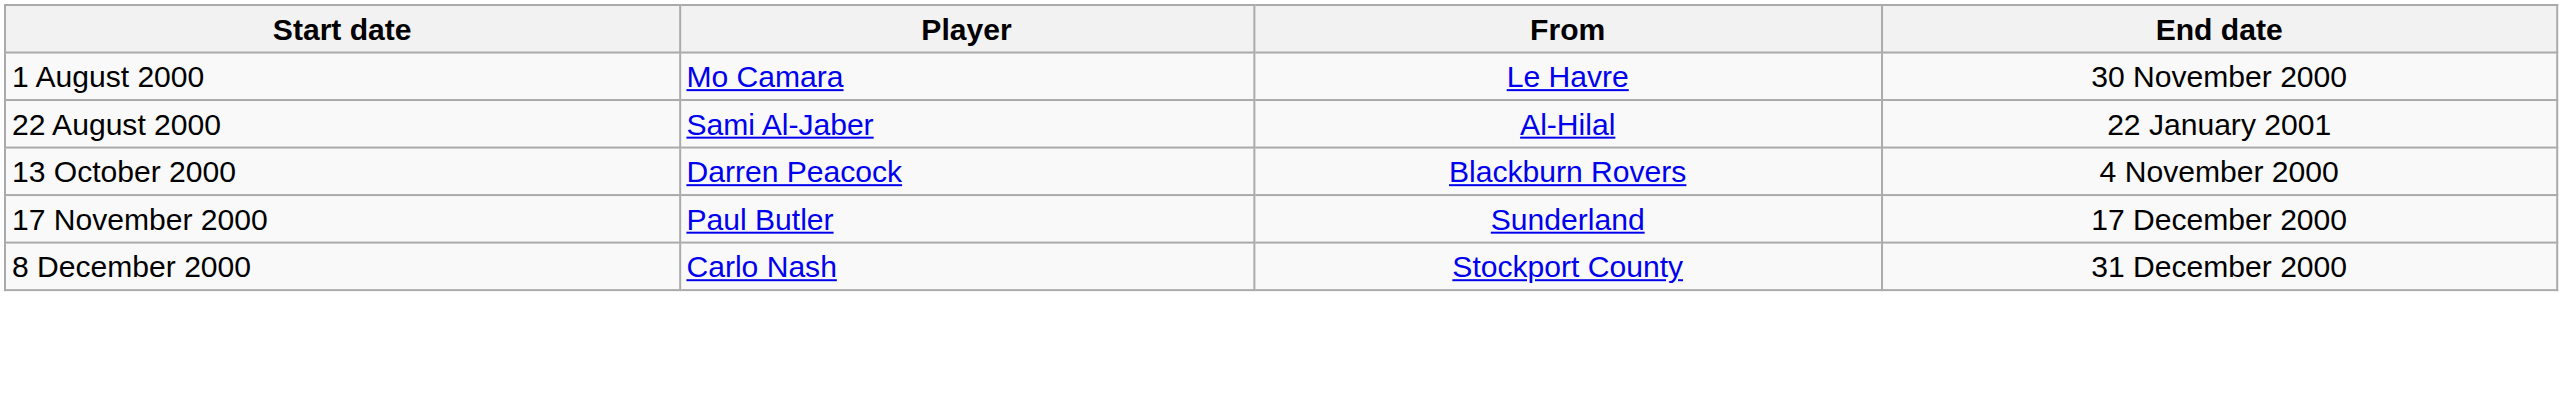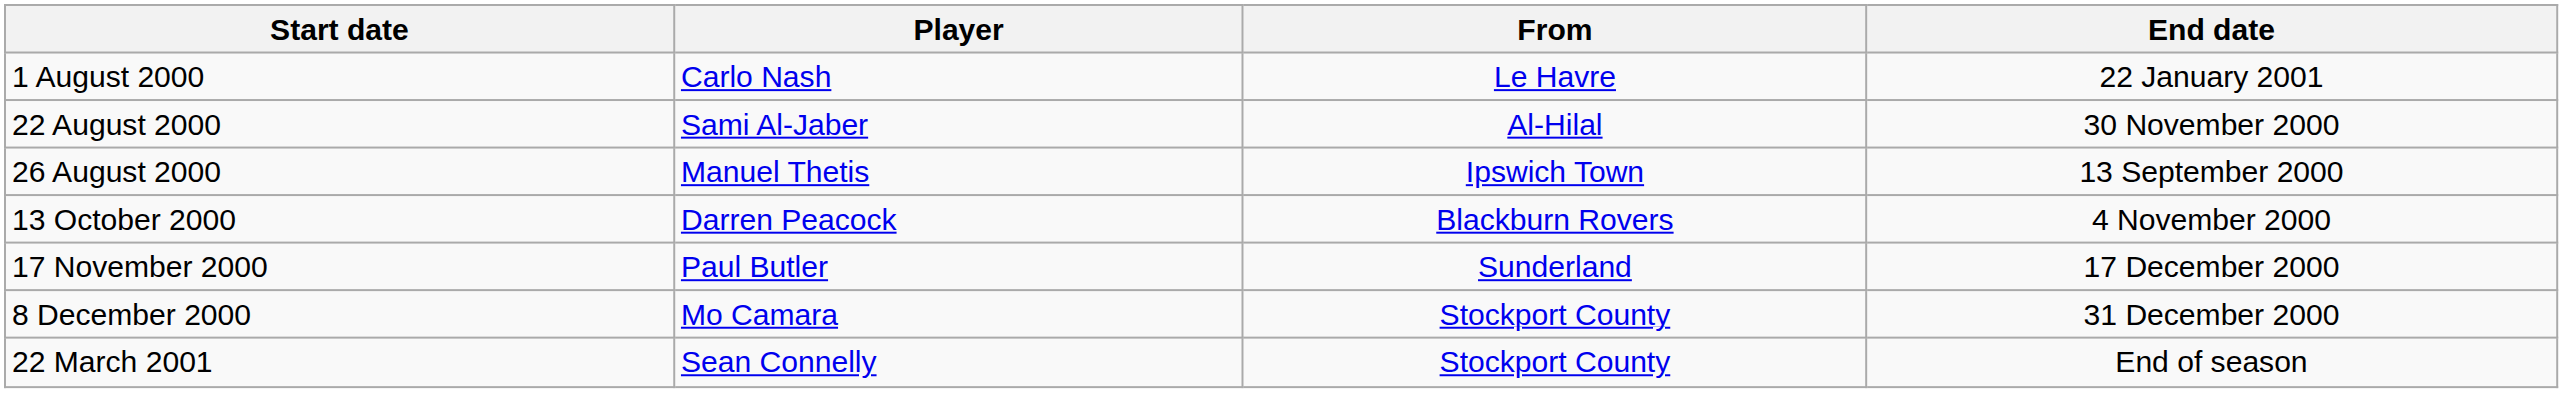(765, 77) Mo Camara -> (756, 77) Carlo Nash
(2219, 77) 30 November 2000 -> (2211, 77) 22 January 2001
(2219, 124) 22 January 2001 -> (2211, 124) 30 November 2000
+ row: (117, 172)
(762, 267) Carlo Nash -> (759, 315) Mo Camara
+ row: (112, 363)
